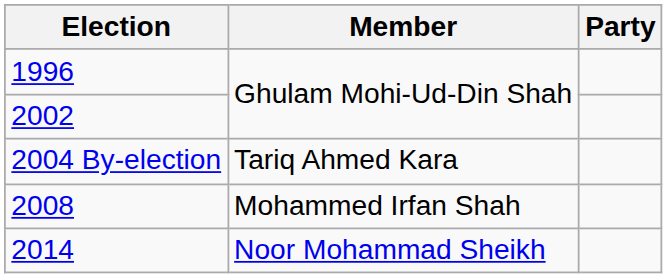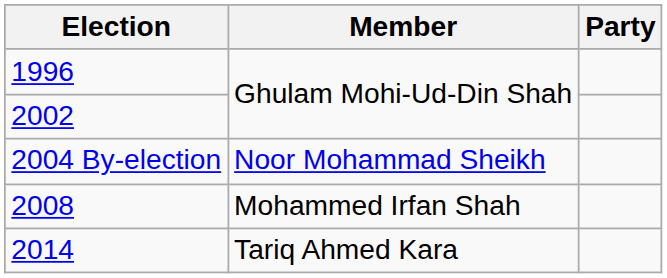(346, 160) Tariq Ahmed Kara -> (390, 160) Noor Mohammad Sheikh
(390, 250) Noor Mohammad Sheikh -> (346, 250) Tariq Ahmed Kara
